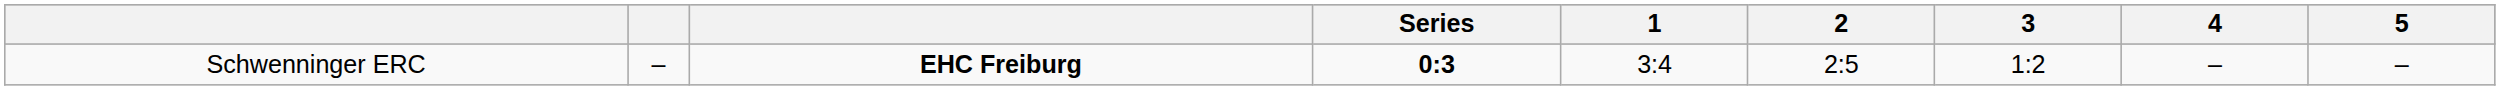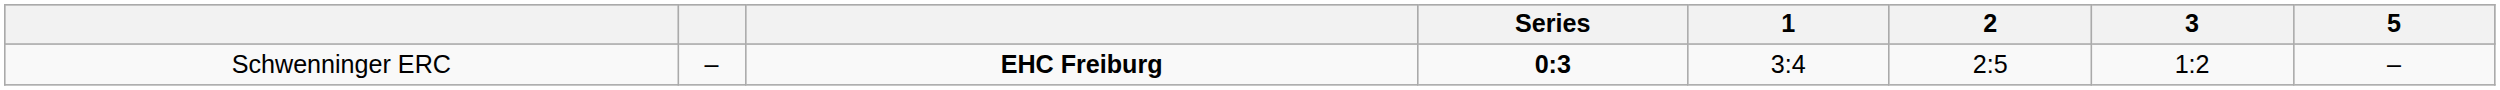- column: (2215, 24)
